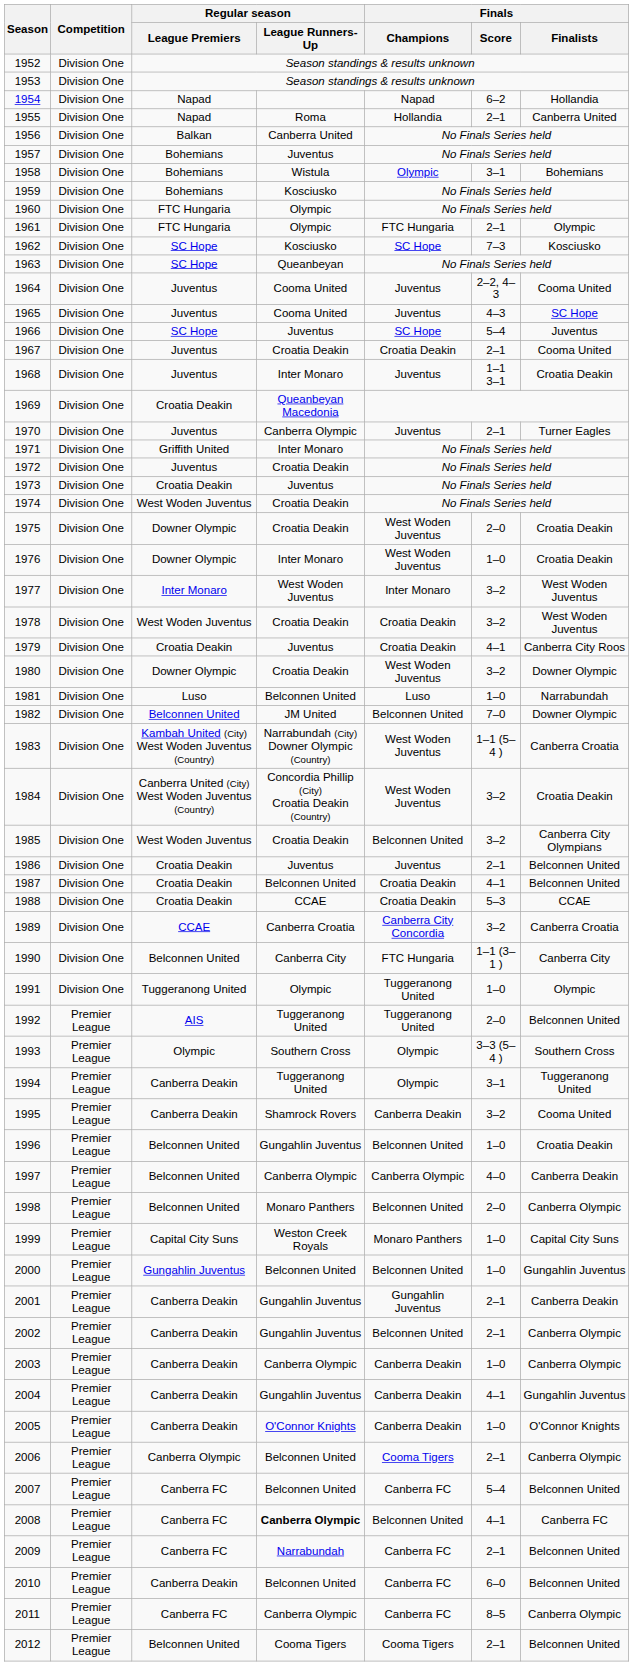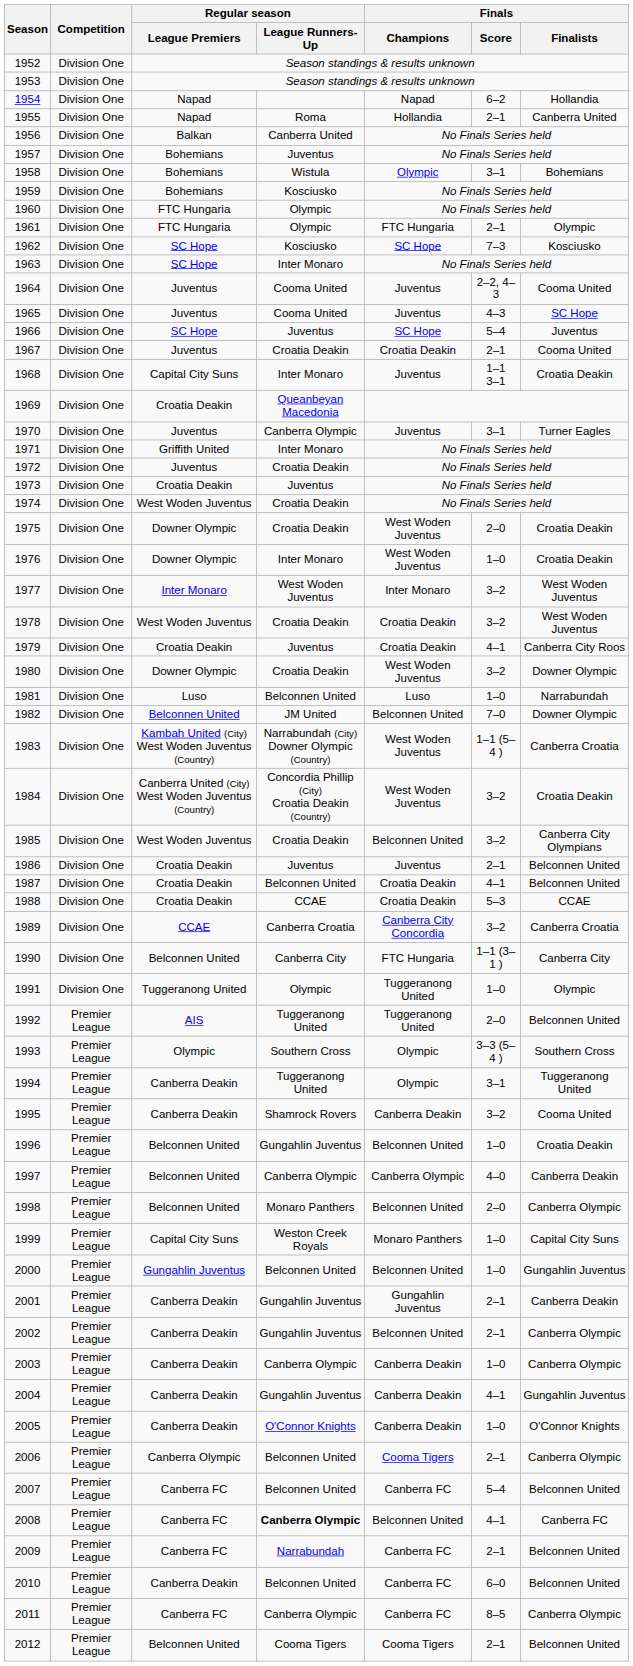(310, 264) Queanbeyan -> (310, 264) Inter Monaro
(194, 374) Juventus -> (194, 374) Capital City Suns
(496, 430) 2–1 -> (496, 430) 3–1
